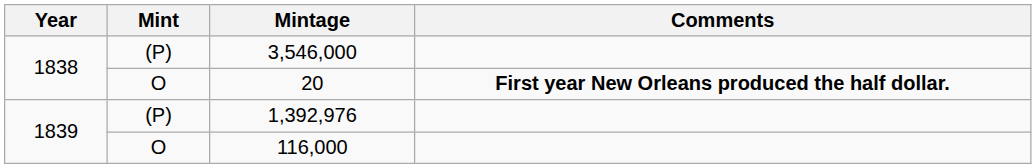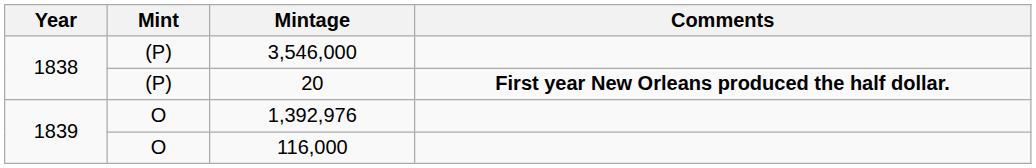(158, 83) O -> (158, 83) (P)
(158, 115) (P) -> (158, 115) O
